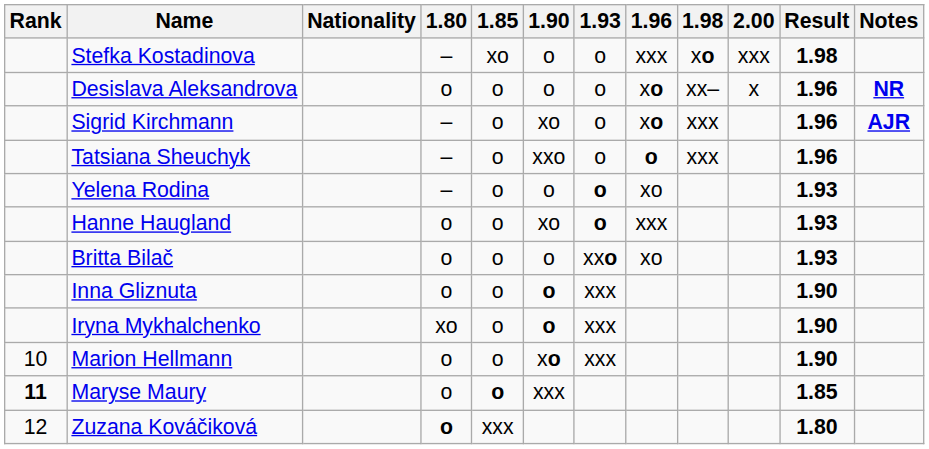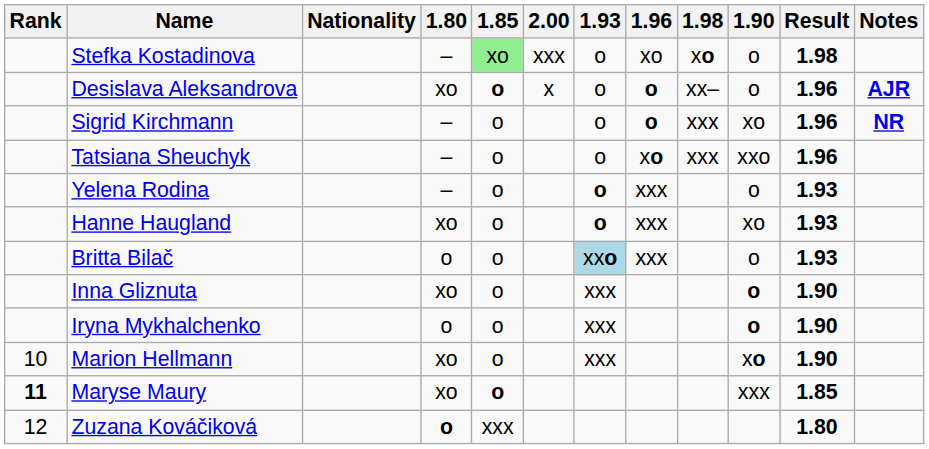columns swapped: (549, 21) <-> (754, 21)
(498, 55) no background -> (498, 55) lightgreen background
(651, 55) xxx -> (651, 55) xo
(446, 88) o -> (446, 88) xo
(498, 88) normal -> (498, 88) bold
(651, 88) xo -> (651, 88) o
(889, 88) NR -> (889, 88) AJR
(651, 122) xo -> (651, 122) o
(889, 122) AJR -> (889, 122) NR
(651, 156) o -> (651, 156) xo
(651, 190) xo -> (651, 190) xxx
(446, 223) o -> (446, 223) xo
(600, 257) no background -> (600, 257) lightblue background
(651, 257) xo -> (651, 257) xxx
(446, 291) o -> (446, 291) xo
(446, 325) xo -> (446, 325) o
(446, 358) o -> (446, 358) xo
(446, 392) o -> (446, 392) xo
